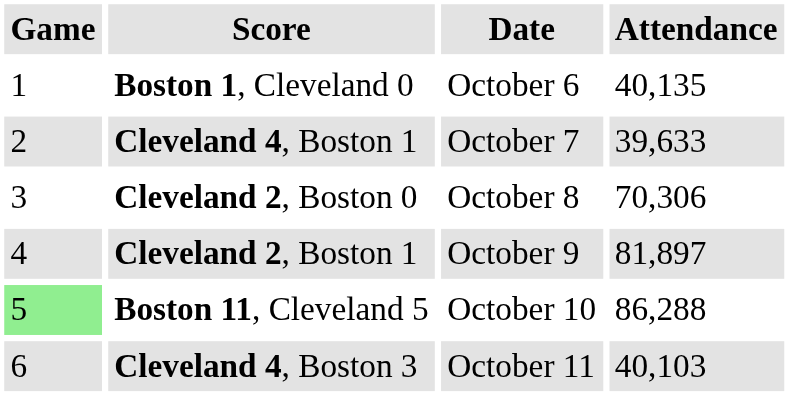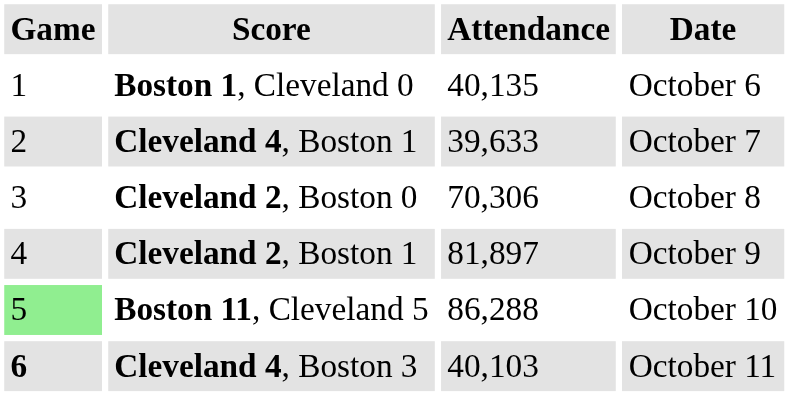columns swapped: (522, 28) <-> (696, 28)
(19, 365) normal -> (19, 365) bold
